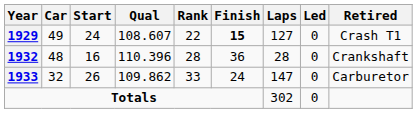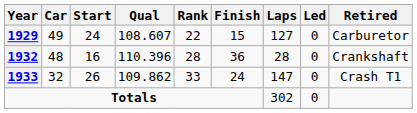(237, 36) bold -> (237, 36) normal
(371, 36) Crash T1 -> (371, 36) Carburetor
(371, 77) Carburetor -> (371, 77) Crash T1
